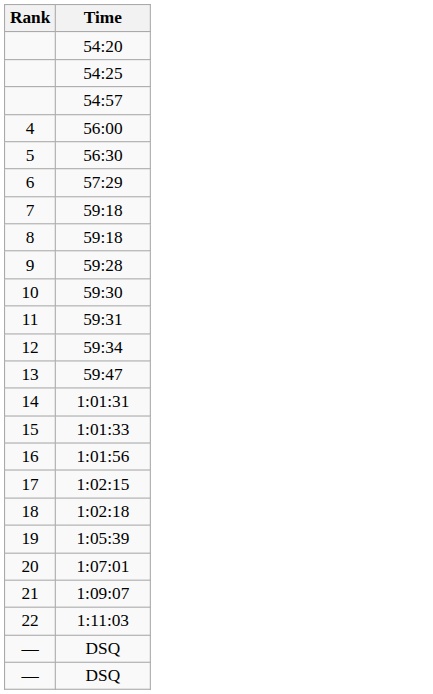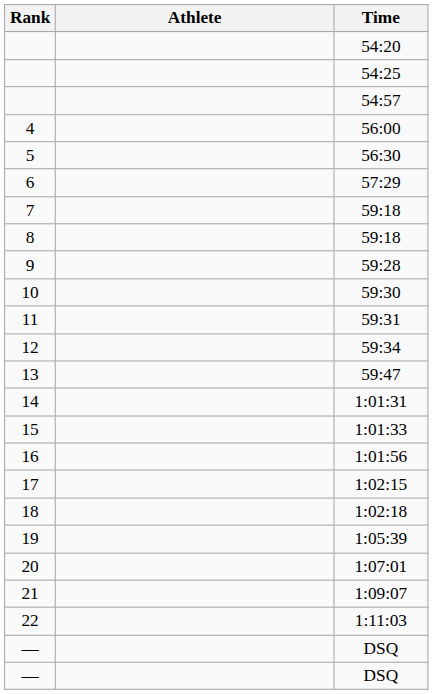+ column: (195, 18)
